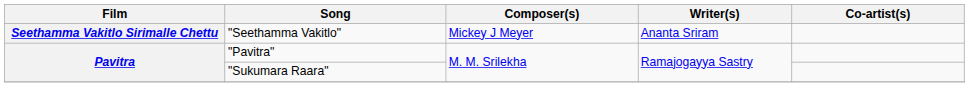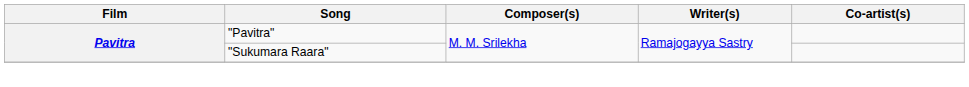- row: (285, 33)
